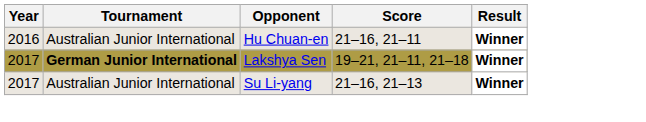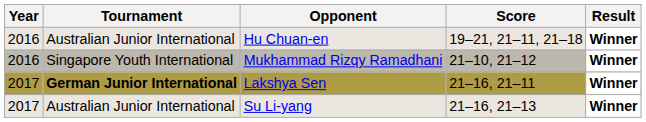(378, 39) 21–16, 21–11 -> (516, 39) 19–21, 21–11, 21–18
+ row: (343, 61)
(402, 61) 19–21, 21–11, 21–18 -> (492, 84) 21–16, 21–11
